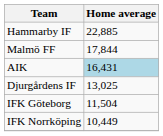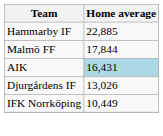(102, 85) 13,025 -> (102, 85) 13,026
- row: (39, 103)
